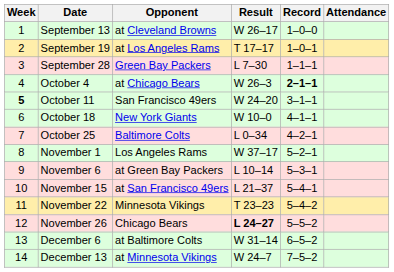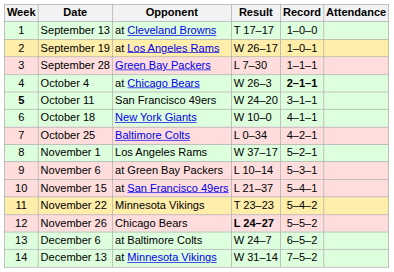(256, 30) W 26–17 -> (254, 30) T 17–17
(254, 48) T 17–17 -> (256, 48) W 26–17
(256, 240) W 31–14 -> (253, 240) W 24–7
(253, 258) W 24–7 -> (256, 258) W 31–14
